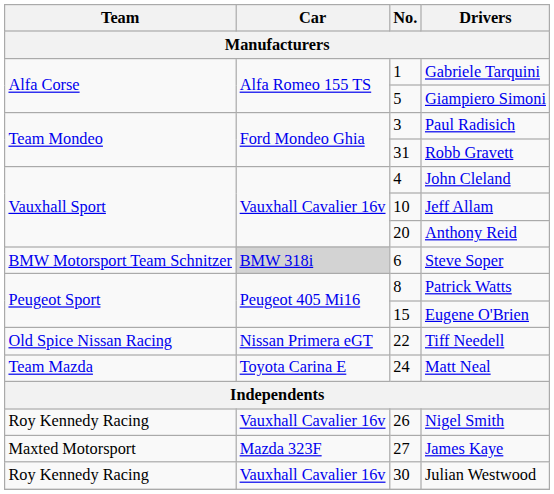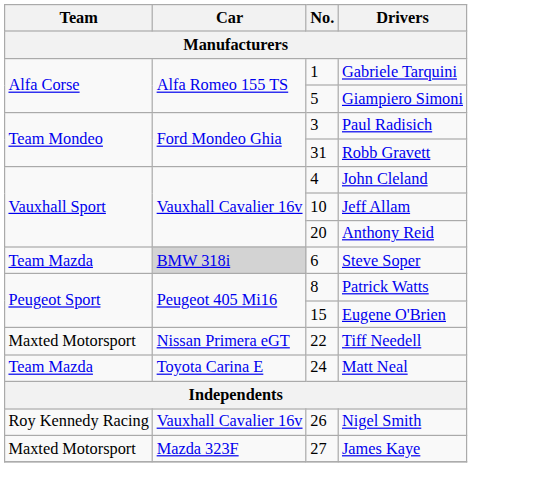(120, 259) BMW Motorsport Team Schnitzer -> (51, 259) Team Mazda
(90, 340) Old Spice Nissan Racing -> (72, 340) Maxted Motorsport
- row: (481, 475)
